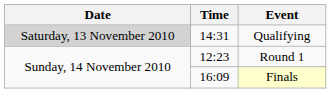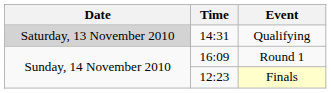(214, 56) 12:23 -> (214, 56) 16:09
(214, 77) 16:09 -> (214, 77) 12:23
